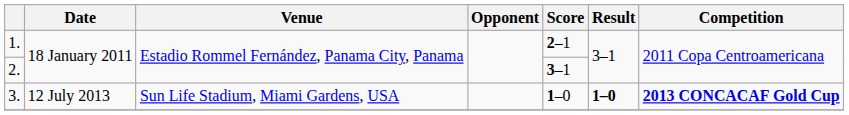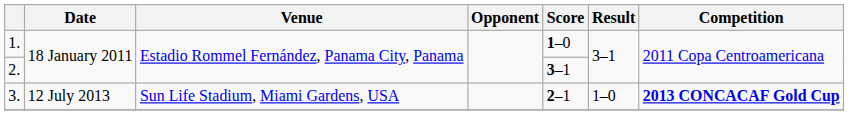(559, 43) 2–1 -> (559, 43) 1–0
(559, 95) 1–0 -> (559, 95) 2–1
(604, 95) bold -> (604, 95) normal
